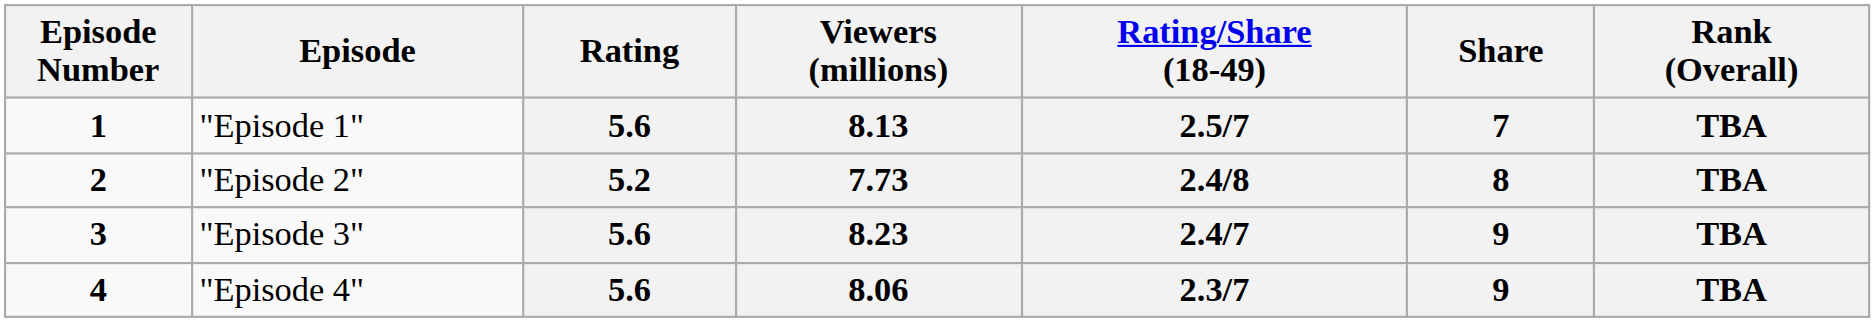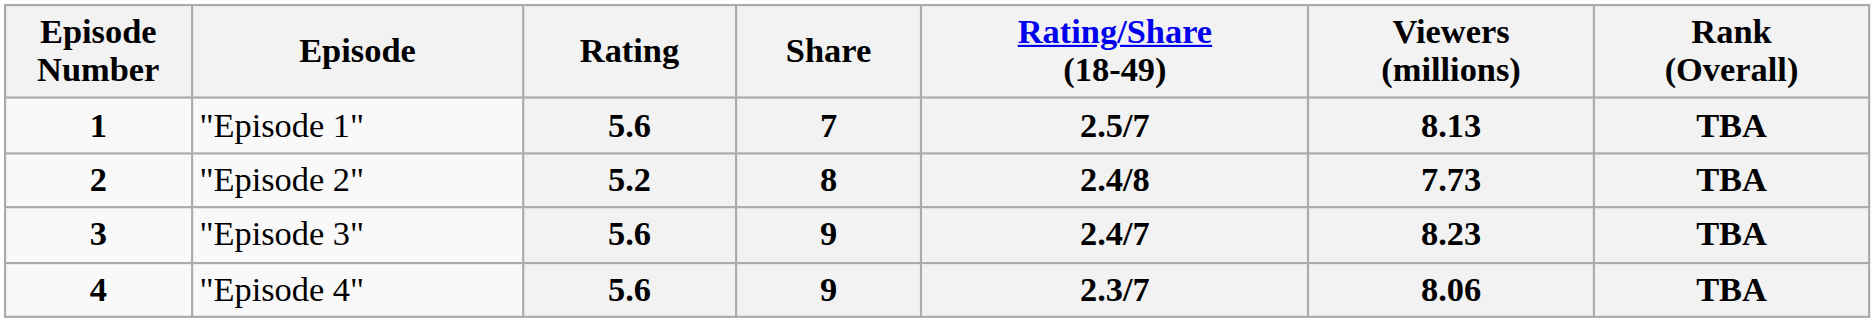columns swapped: (1501, 51) <-> (878, 51)
